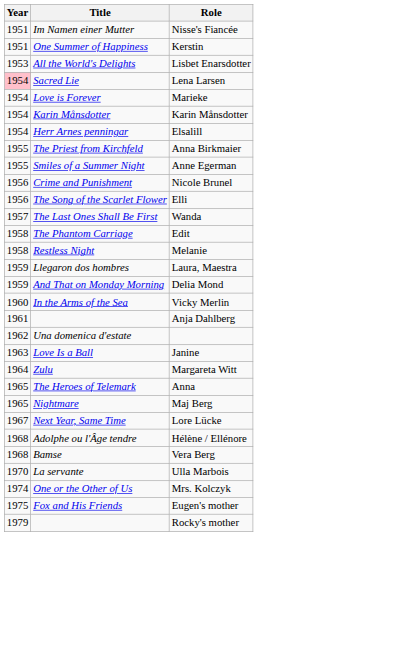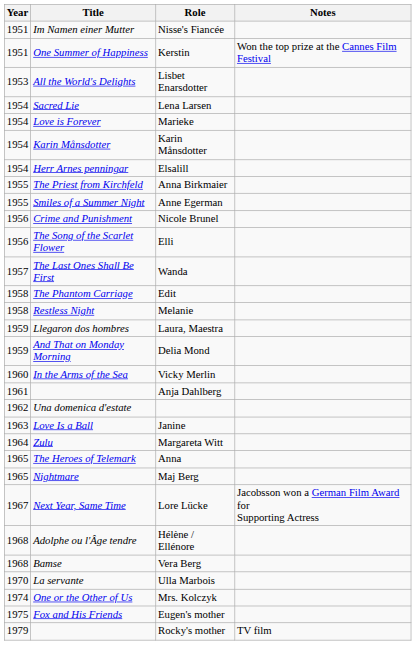+ column: (323, 13)
(18, 81) pink background -> (18, 105) no background
